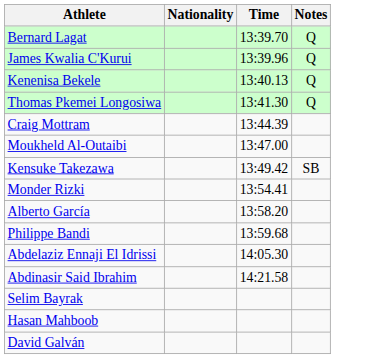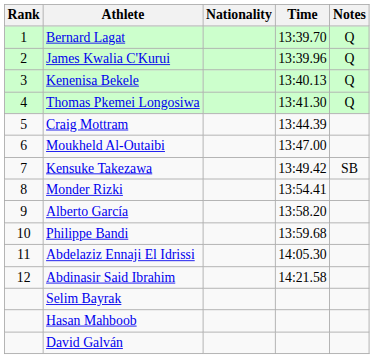+ column: (24, 15)
